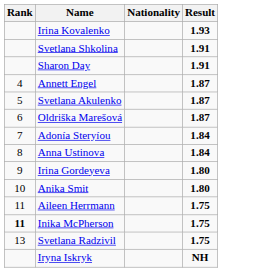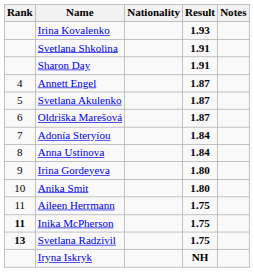+ column: (233, 13)
(20, 240) normal -> (20, 240) bold
